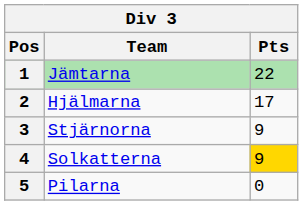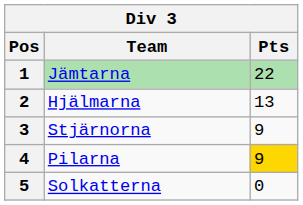(264, 103) 17 -> (264, 103) 13
(104, 158) Solkatterna -> (84, 158) Pilarna
(84, 186) Pilarna -> (104, 186) Solkatterna
